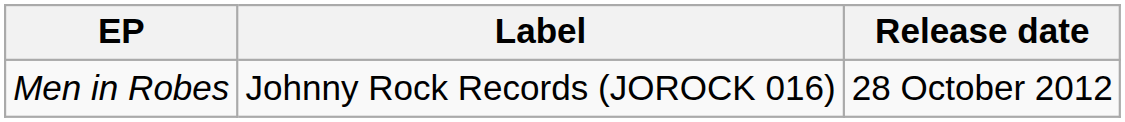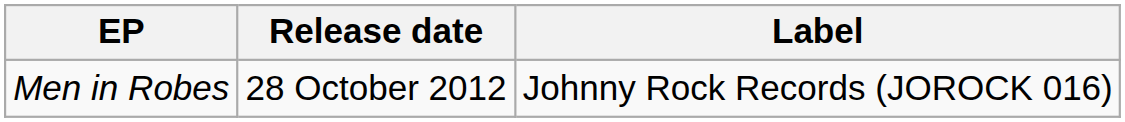columns swapped: (982, 32) <-> (541, 32)
